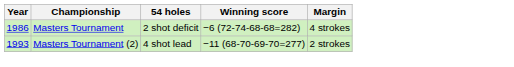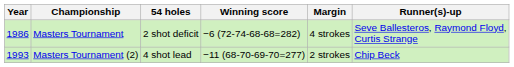+ column: (431, 12)
